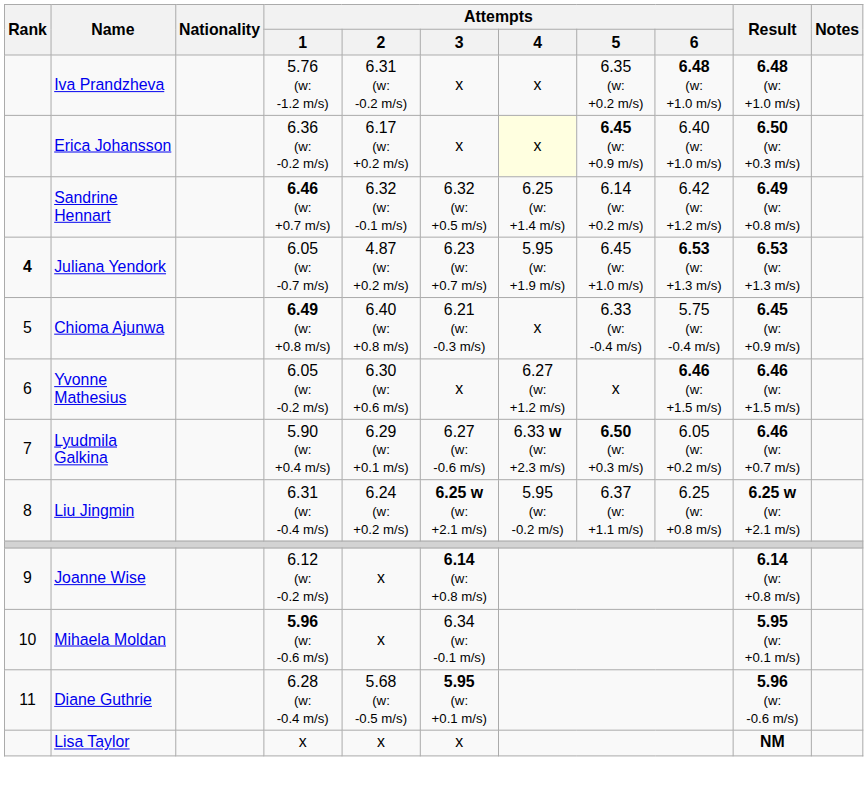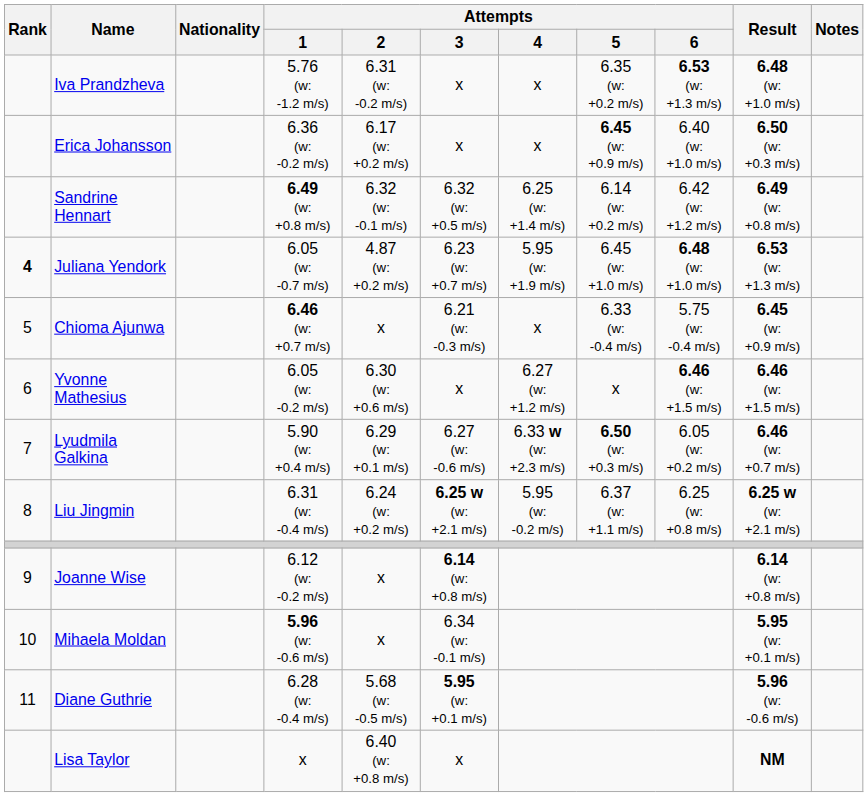(694, 85) 6.48 (w: +1.0 m/s) -> (694, 85) 6.53 (w: +1.3 m/s)
(538, 145) lightyellow background -> (538, 145) no background
(303, 206) 6.46 (w: +0.7 m/s) -> (303, 206) 6.49 (w: +0.8 m/s)
(694, 267) 6.53 (w: +1.3 m/s) -> (694, 267) 6.48 (w: +1.0 m/s)
(303, 328) 6.49 (w: +0.8 m/s) -> (303, 328) 6.46 (w: +0.7 m/s)
(381, 328) 6.40 (w: +0.8 m/s) -> (381, 328) x
(381, 742) x -> (381, 760) 6.40 (w: +0.8 m/s)
